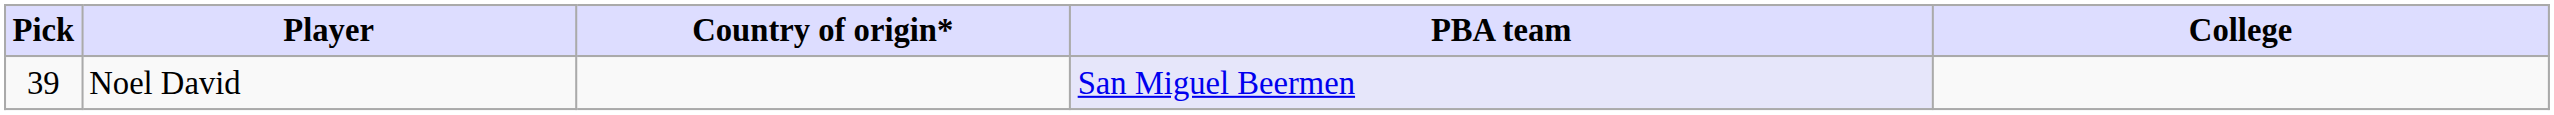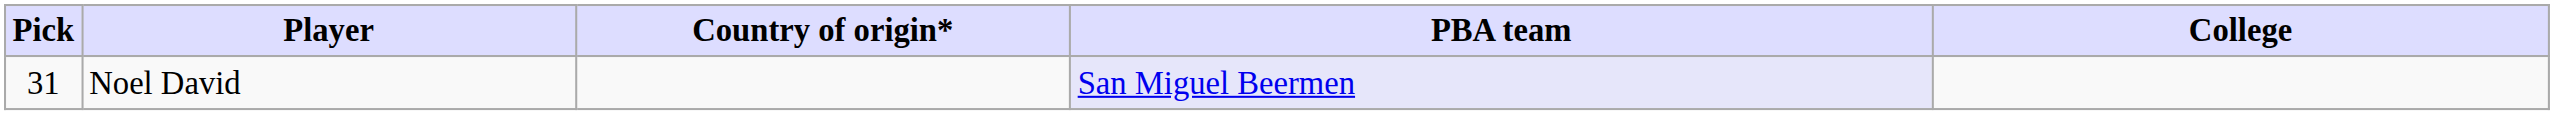(43, 82) 39 -> (43, 82) 31
